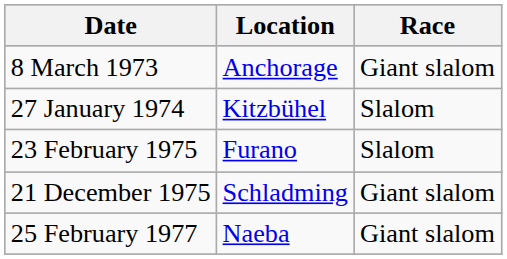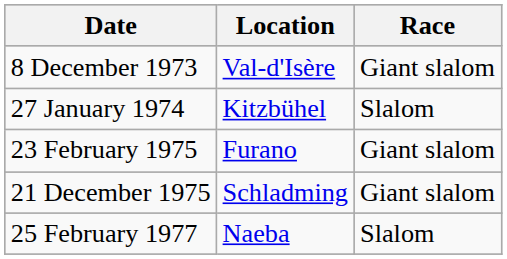- row: (84, 66)
+ row: (104, 66)
(397, 150) Slalom -> (427, 150) Giant slalom
(427, 233) Giant slalom -> (397, 233) Slalom
